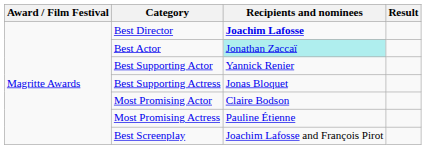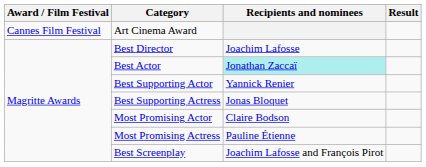+ row: (155, 30)
(265, 30) bold -> (263, 48) normal
